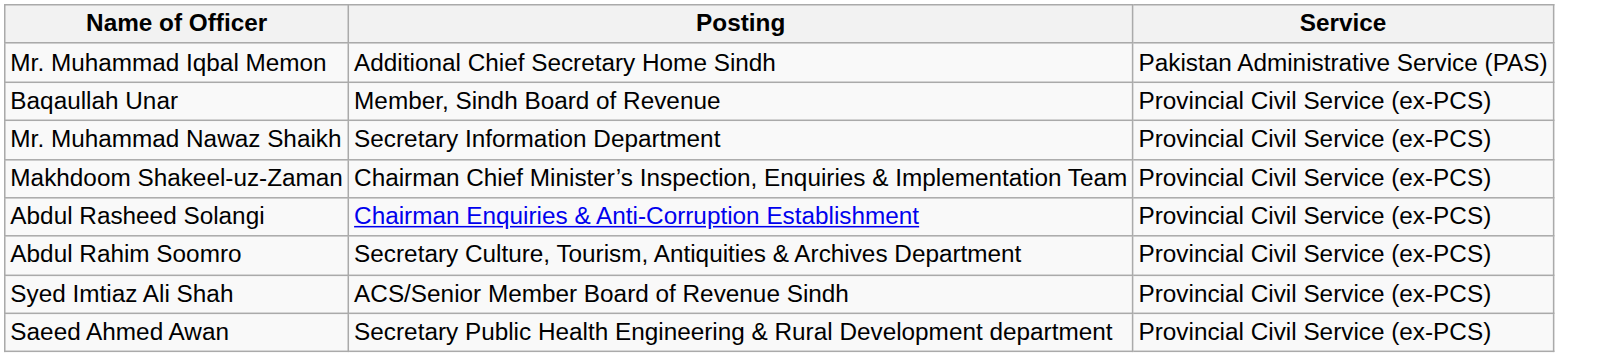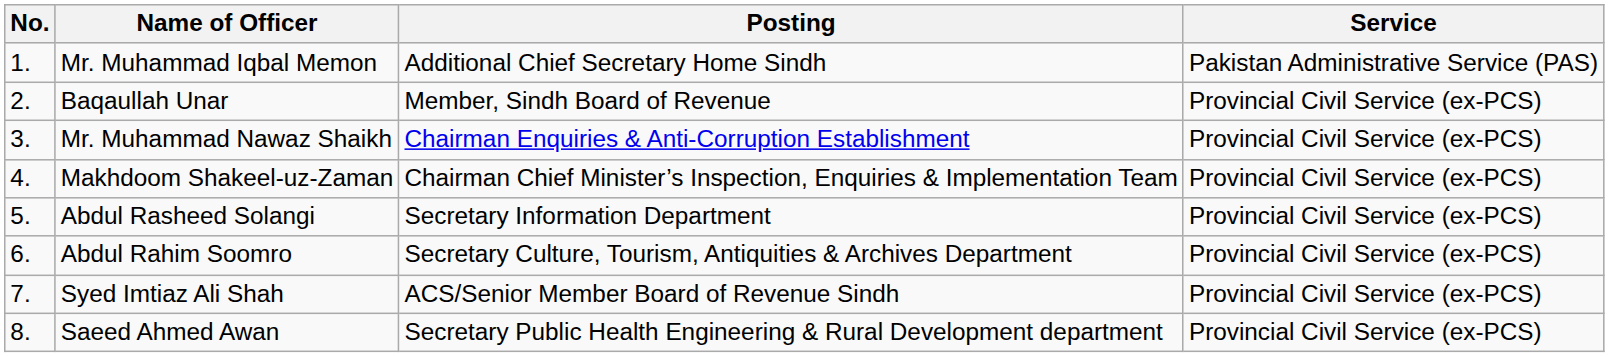+ column: (30, 23)
(537, 139) Secretary Information Department -> (687, 139) Chairman Enquiries & Anti-Corruption Establishment
(637, 216) Chairman Enquiries & Anti-Corruption Establishment -> (588, 216) Secretary Information Department
